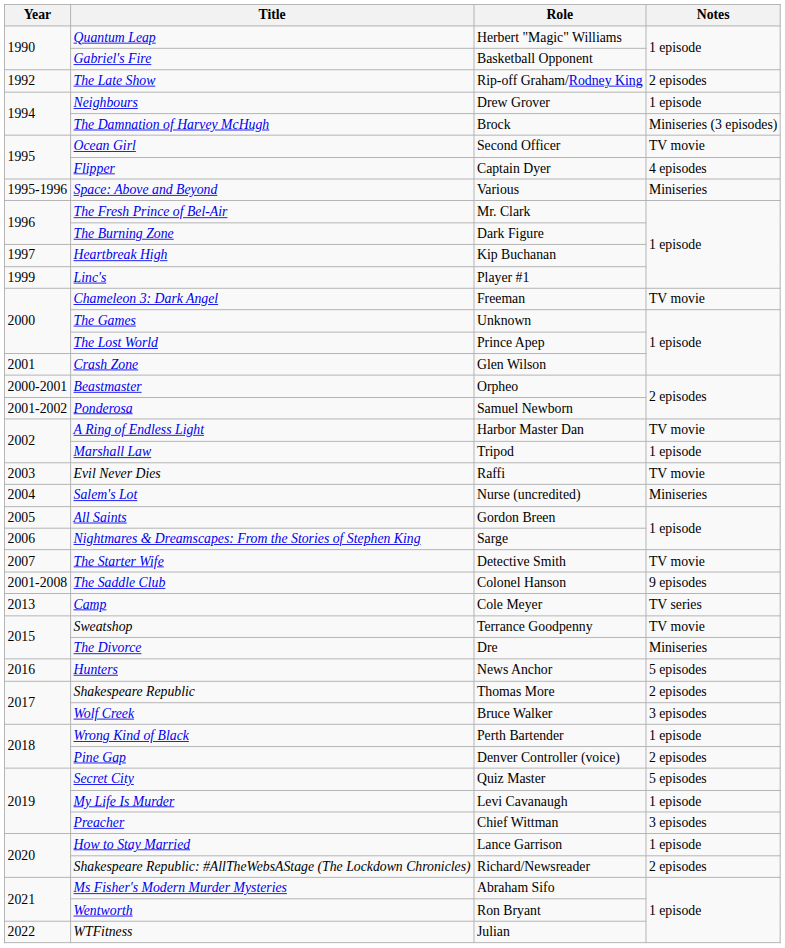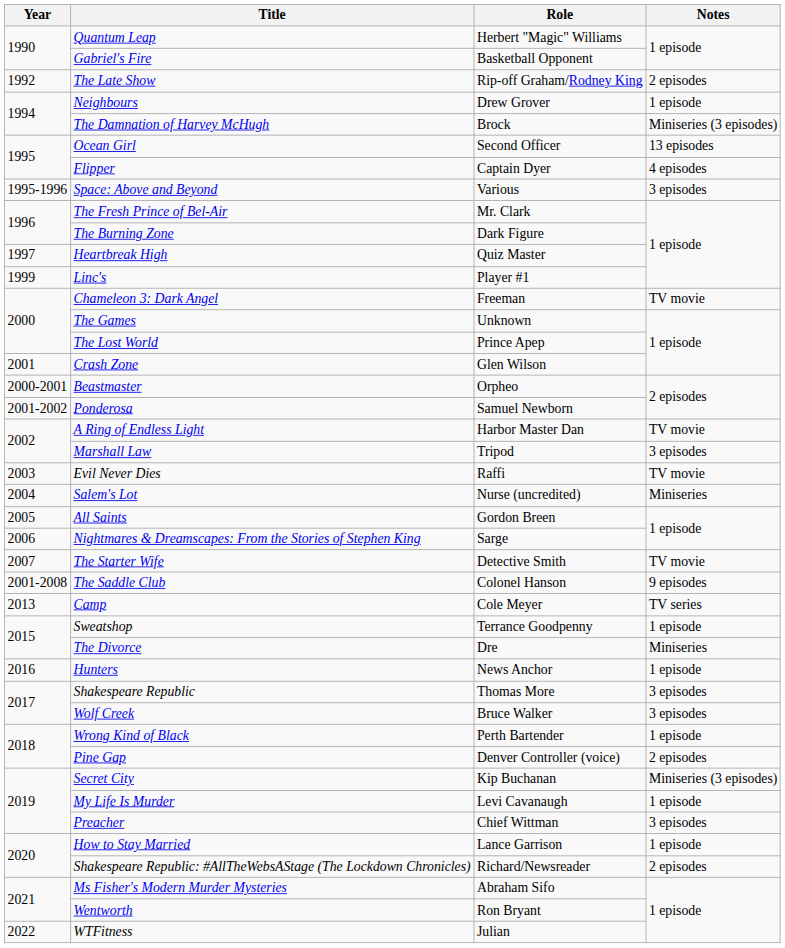(677, 146) TV movie -> (681, 146) 13 episodes
(678, 189) Miniseries -> (678, 189) 3 episodes
(517, 255) Kip Buchanan -> (511, 255) Quiz Master
(675, 451) 1 episode -> (678, 451) 3 episodes
(677, 626) TV movie -> (675, 626) 1 episode
(678, 670) 5 episodes -> (675, 670) 1 episode
(678, 691) 2 episodes -> (678, 691) 3 episodes
(511, 779) Quiz Master -> (517, 779) Kip Buchanan
(678, 779) 5 episodes -> (713, 779) Miniseries (3 episodes)
